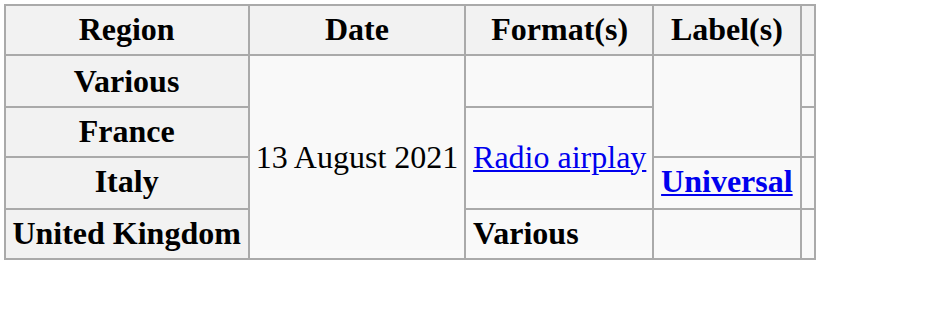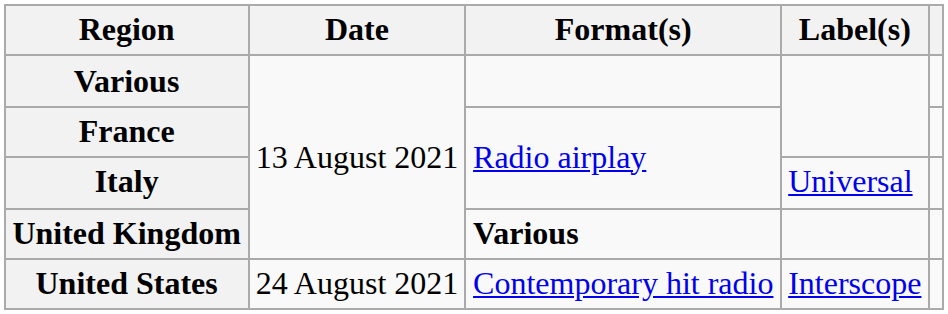(727, 182) bold -> (850, 182) normal
+ row: (127, 283)
